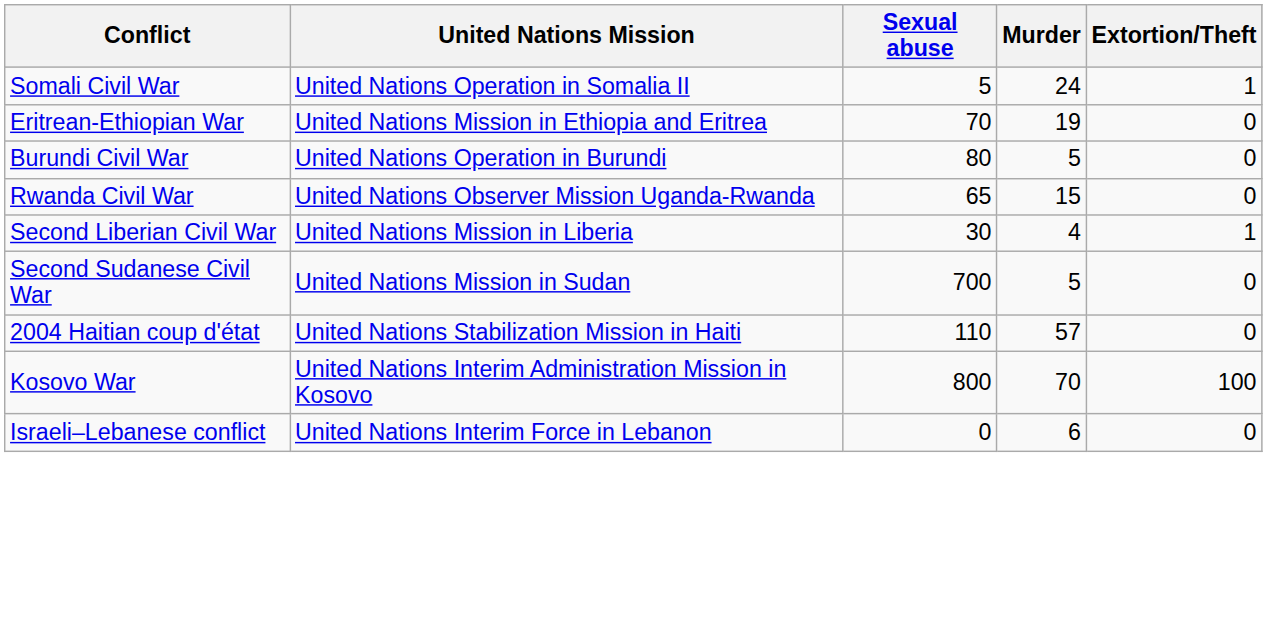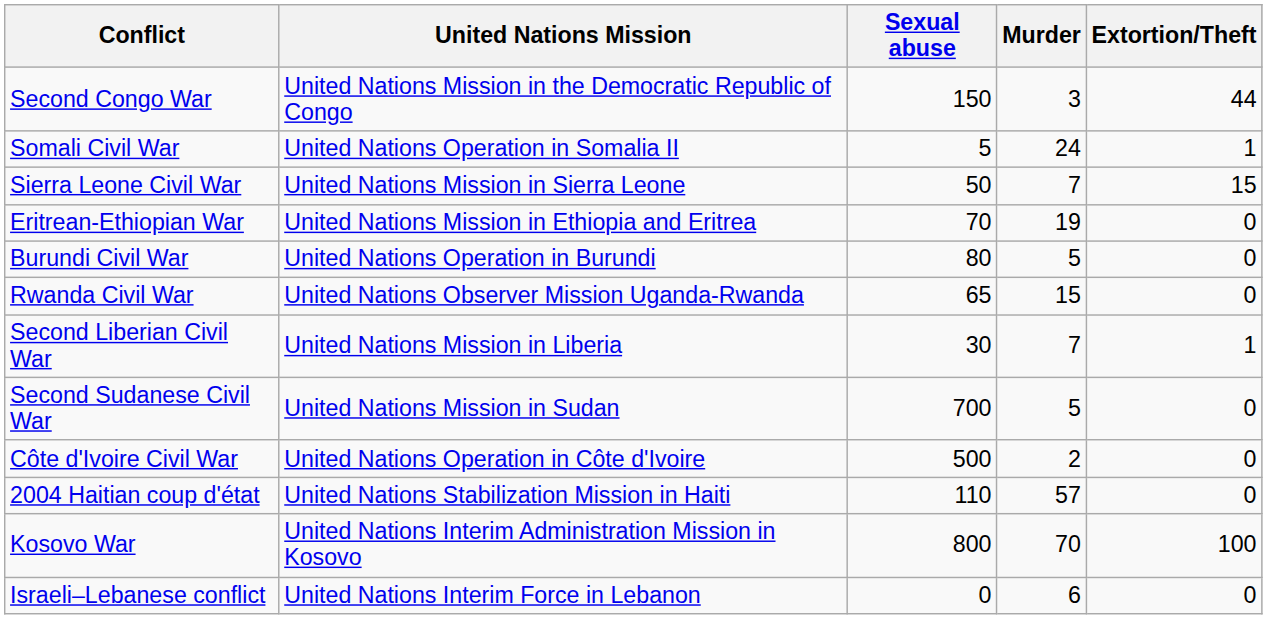+ row: (111, 98)
+ row: (126, 185)
(1074, 232) 4 -> (1074, 345) 7
+ row: (124, 458)
